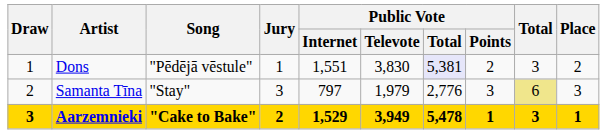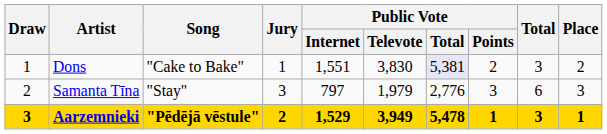(201, 66) "Pēdējā vēstule" -> (195, 66) "Cake to Bake"
(536, 91) khaki background -> (538, 91) no background
(203, 116) "Cake to Bake" -> (203, 116) "Pēdējā vēstule"
